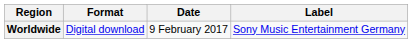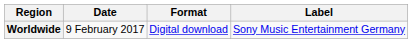columns swapped: (189, 13) <-> (105, 13)
